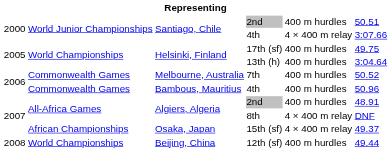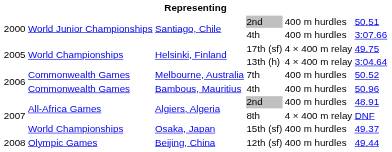(318, 35) 4 × 400 m relay -> (316, 35) 400 m hurdles
(316, 48) 400 m hurdles -> (318, 48) 4 × 400 m relay
(316, 62) 400 m hurdles -> (318, 62) 4 × 400 m relay
(78, 129) African Championships -> (76, 129) World Championships
(318, 129) 4 × 400 m relay -> (316, 129) 400 m hurdles
(76, 142) World Championships -> (63, 142) Olympic Games
